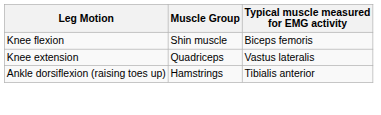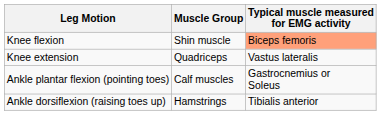(279, 40) no background -> (282, 40) lightsalmon background
+ row: (88, 79)
